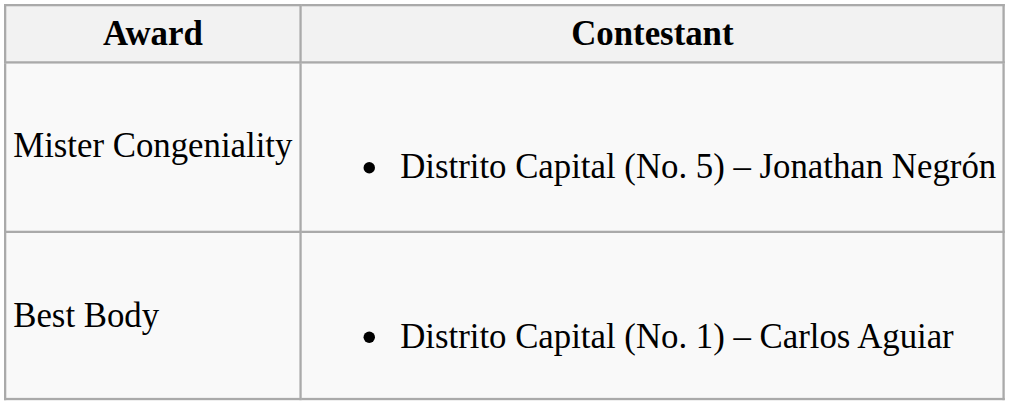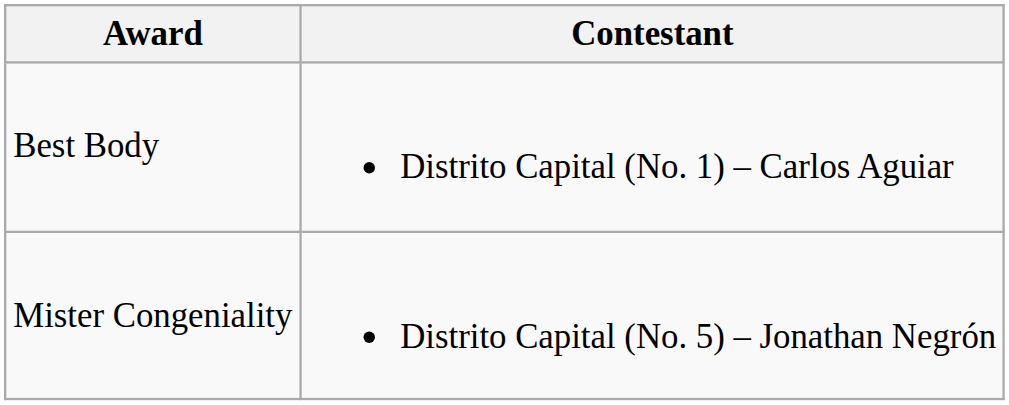rows swapped: (86, 314) <-> (153, 146)
